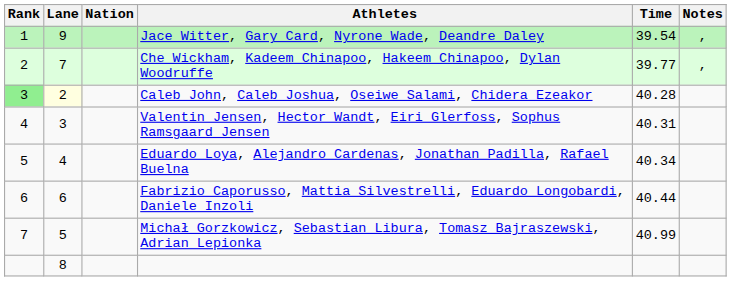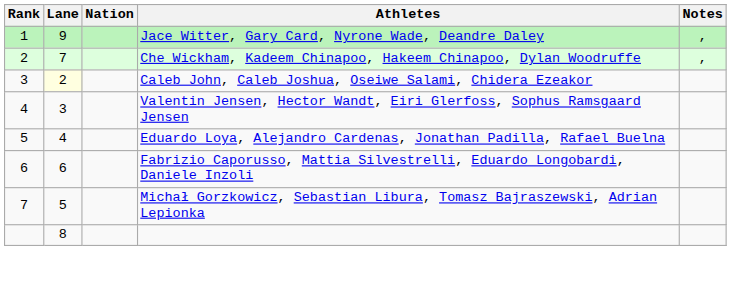- column: (656, 16)
(24, 96) lightgreen background -> (24, 81) no background
